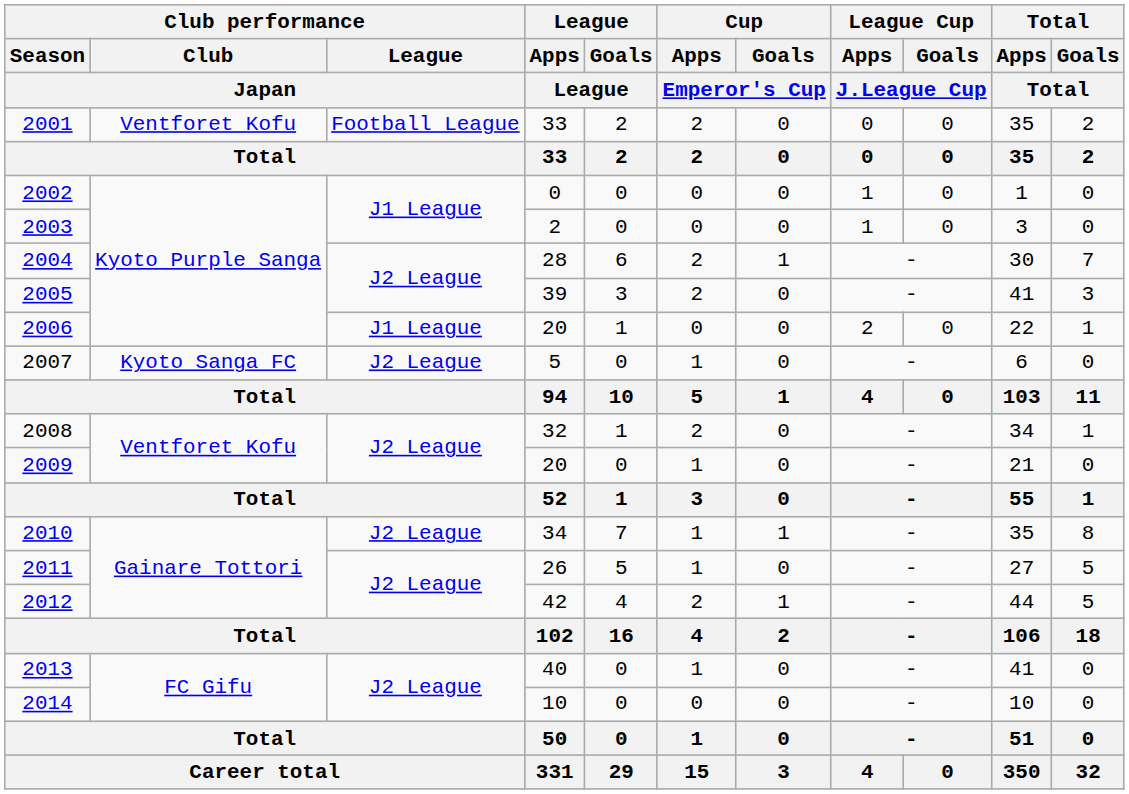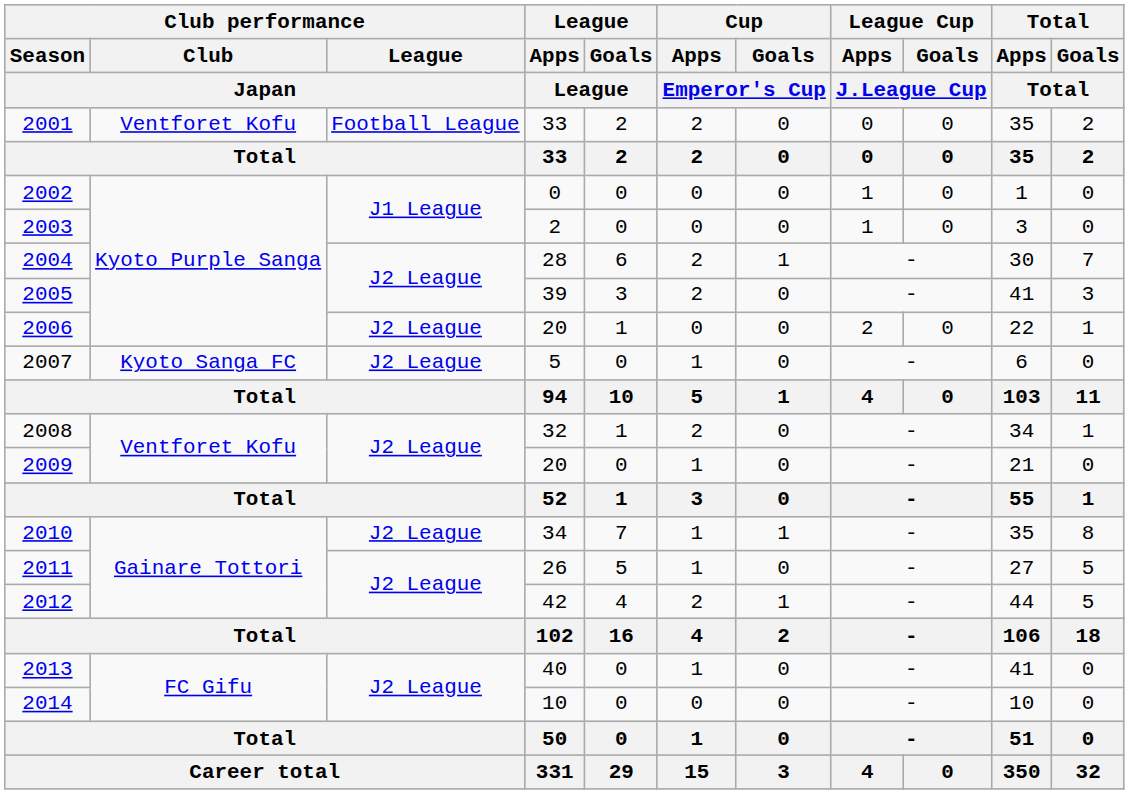(425, 329) J1 League -> (425, 329) J2 League
